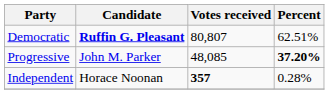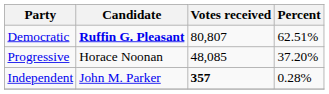(120, 57) John M. Parker -> (121, 57) Horace Noonan
(299, 57) bold -> (298, 57) normal
(121, 78) Horace Noonan -> (120, 78) John M. Parker
